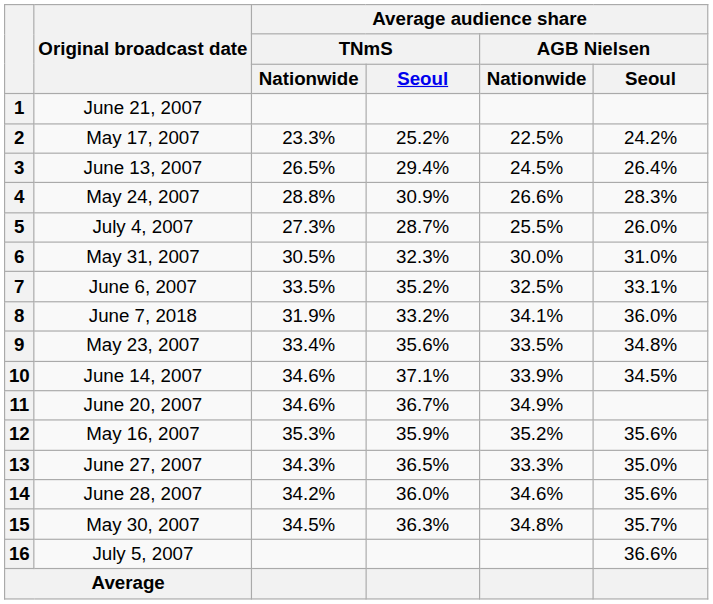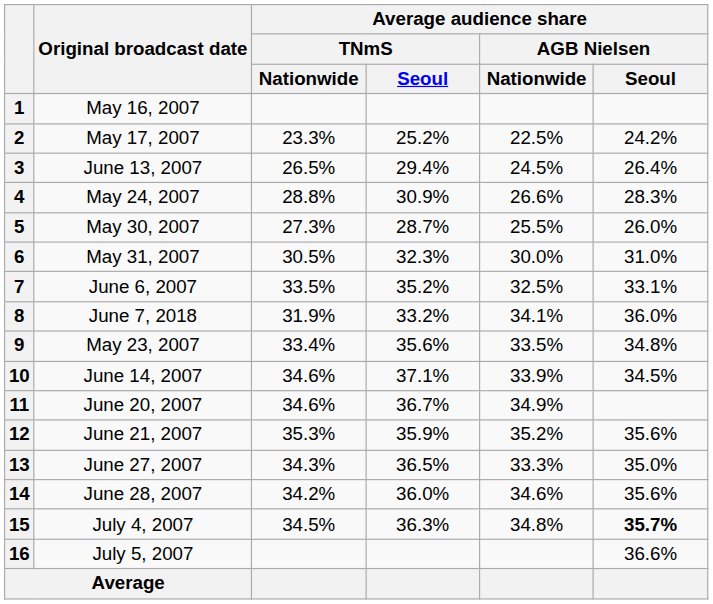(143, 108) June 21, 2007 -> (143, 108) May 16, 2007
(143, 227) July 4, 2007 -> (143, 227) May 30, 2007
(143, 434) May 16, 2007 -> (143, 434) June 21, 2007
(143, 524) May 30, 2007 -> (143, 524) July 4, 2007
(651, 524) normal -> (651, 524) bold
